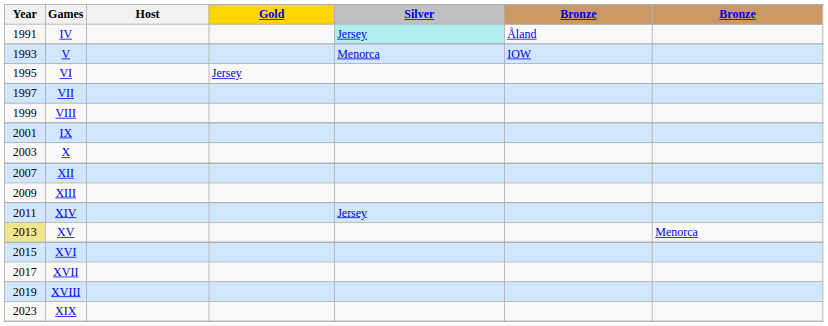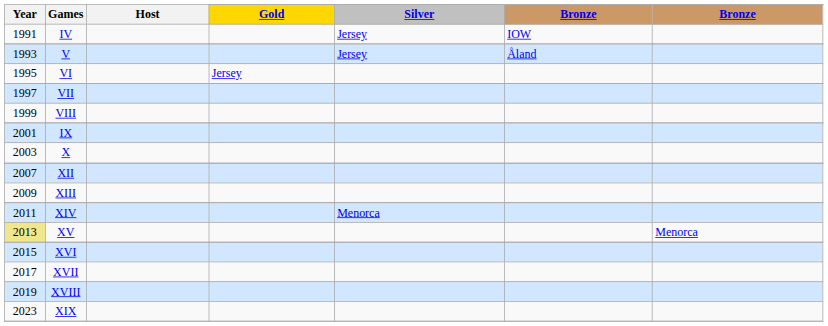(352, 34) paleturquoise background -> (352, 34) no background
(522, 34) Åland -> (519, 34) IOW
(358, 54) Menorca -> (352, 54) Jersey
(519, 54) IOW -> (522, 54) Åland
(352, 212) Jersey -> (358, 212) Menorca
